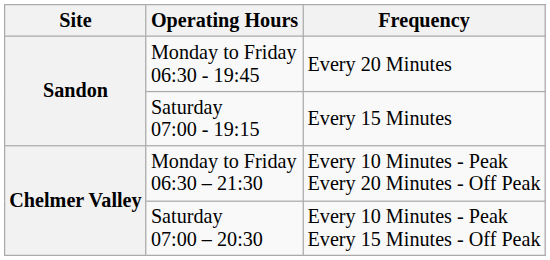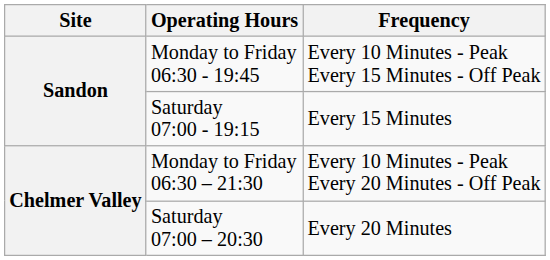(380, 63) Every 20 Minutes -> (424, 63) Every 10 Minutes - Peak Every 15 Minutes - Off Peak
(424, 227) Every 10 Minutes - Peak Every 15 Minutes - Off Peak -> (380, 227) Every 20 Minutes
